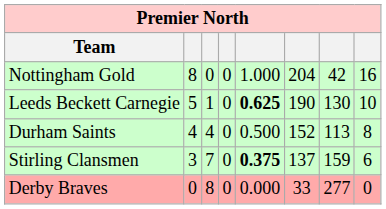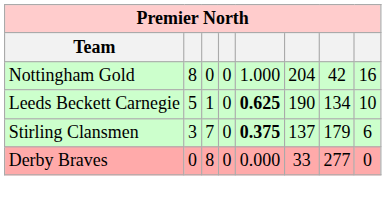(337, 103) 130 -> (337, 103) 134
- row: (62, 132)
(337, 160) 159 -> (337, 132) 179
